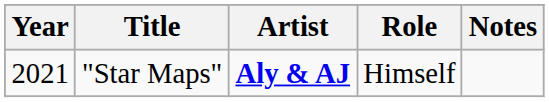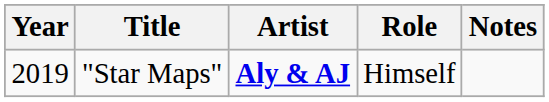(40, 72) 2021 -> (40, 72) 2019
